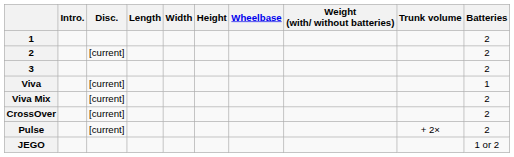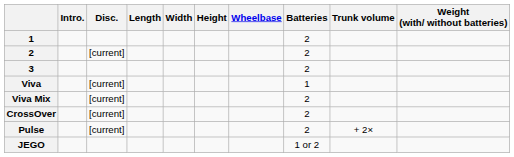columns swapped: (340, 18) <-> (487, 18)
